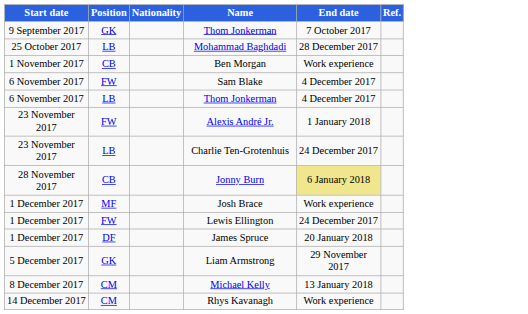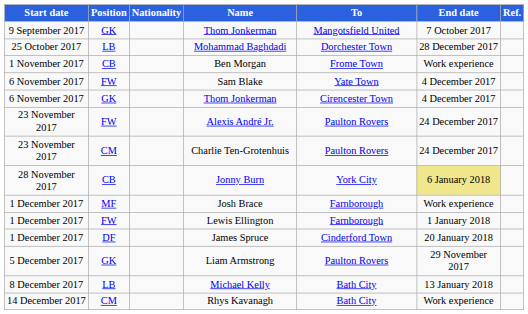+ column: (357, 13)
(109, 98) LB -> (109, 98) GK
(339, 122) 1 January 2018 -> (459, 122) 24 December 2017
(109, 151) LB -> (109, 151) CM
(339, 221) 24 December 2017 -> (459, 221) 1 January 2018
(109, 284) CM -> (109, 284) LB
